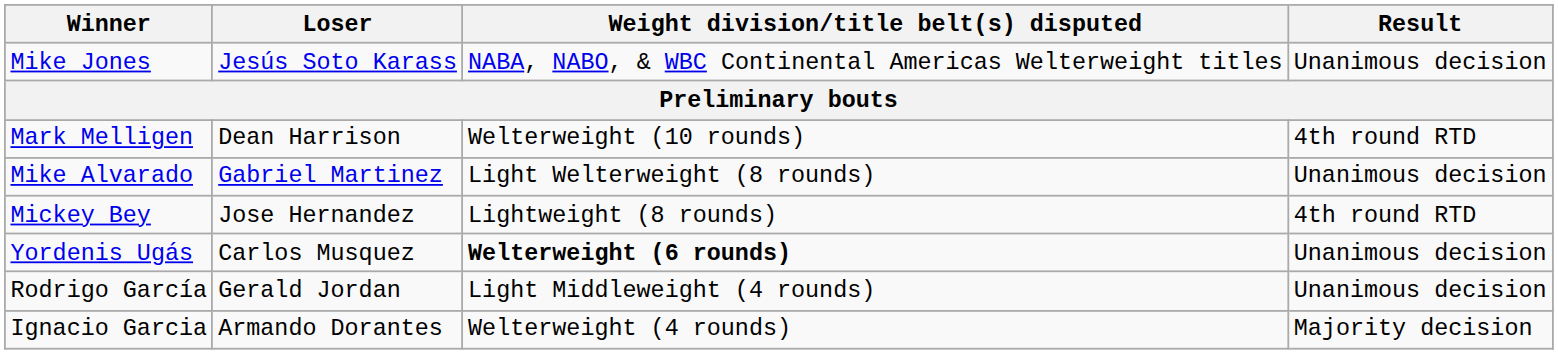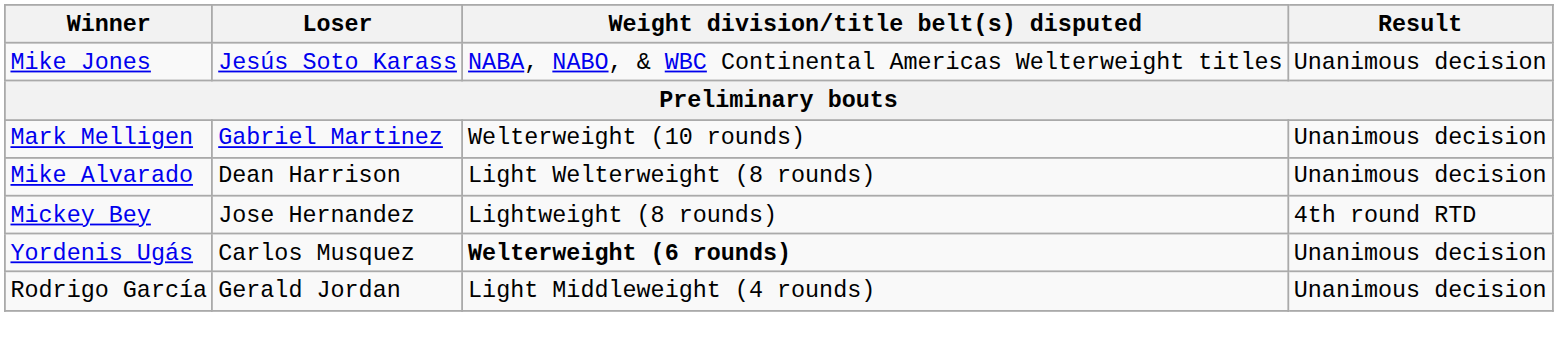(309, 138) Dean Harrison -> (331, 138) Gabriel Martinez
(1385, 138) 4th round RTD -> (1420, 138) Unanimous decision
(331, 177) Gabriel Martinez -> (309, 177) Dean Harrison
- row: (109, 329)
